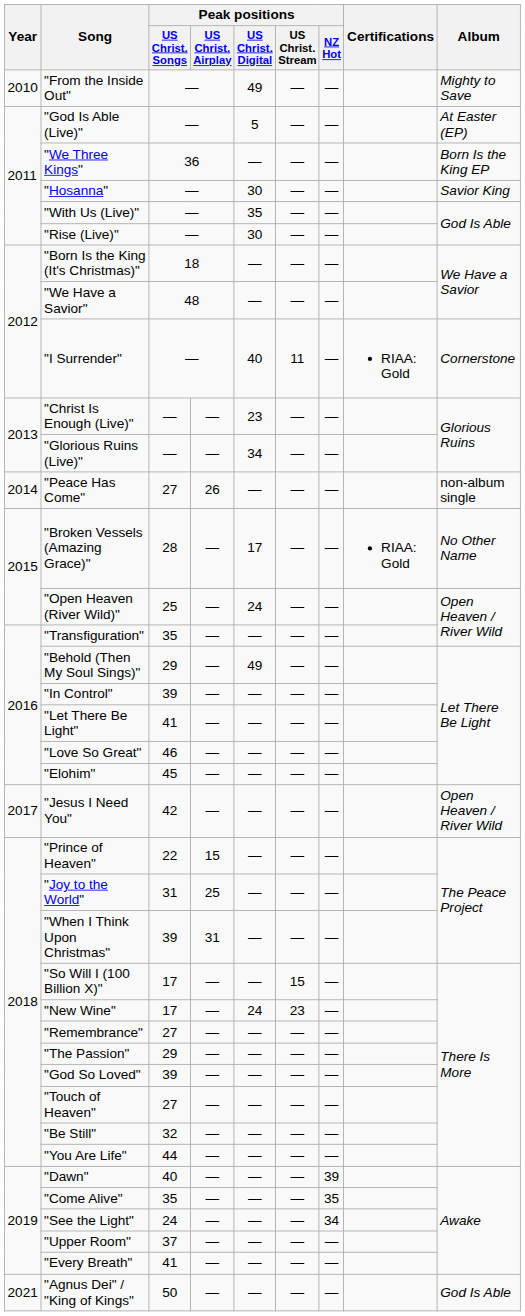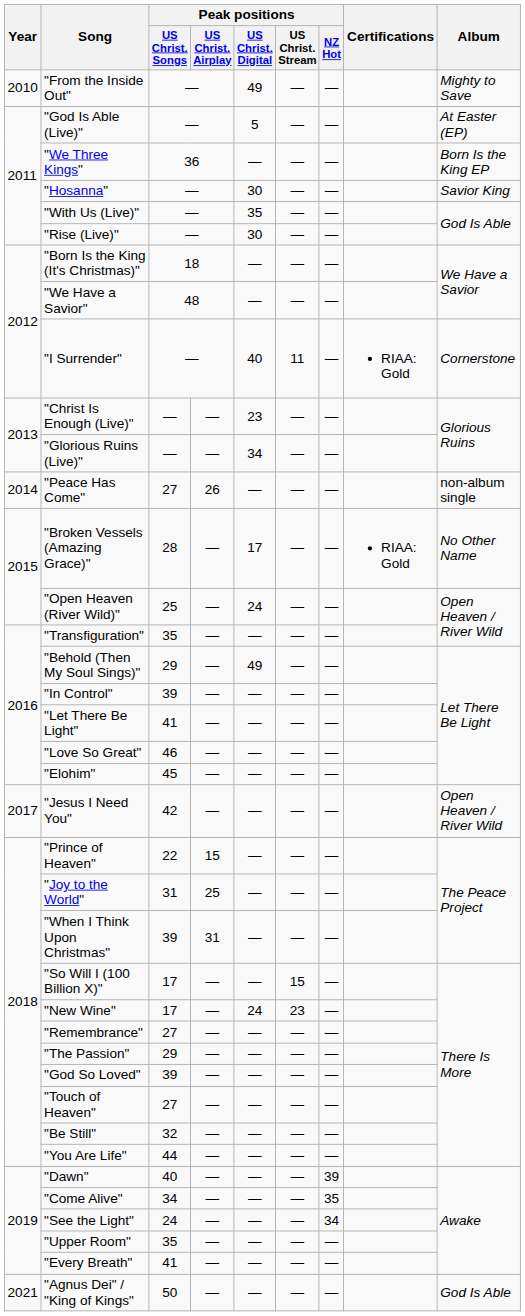(170, 1198) 35 -> (170, 1198) 34
(170, 1241) 37 -> (170, 1241) 35
